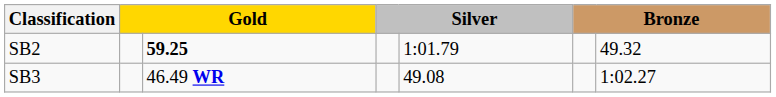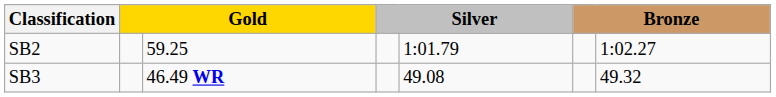(167, 48) bold -> (167, 48) normal
(621, 48) 49.32 -> (628, 48) 1:02.27
(628, 77) 1:02.27 -> (621, 77) 49.32
